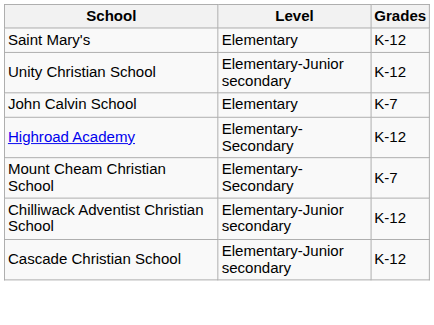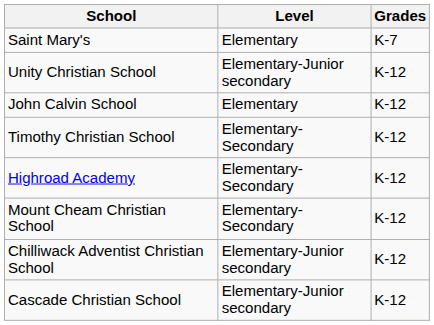(390, 40) K-12 -> (386, 40) K-7
(386, 104) K-7 -> (390, 104) K-12
+ row: (91, 137)
(386, 177) K-7 -> (390, 218) K-12
